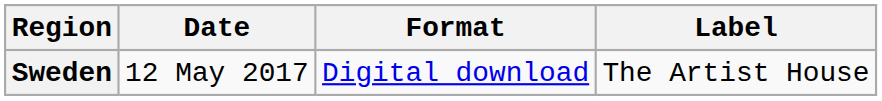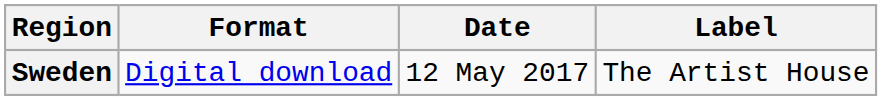columns swapped: (217, 28) <-> (456, 28)
